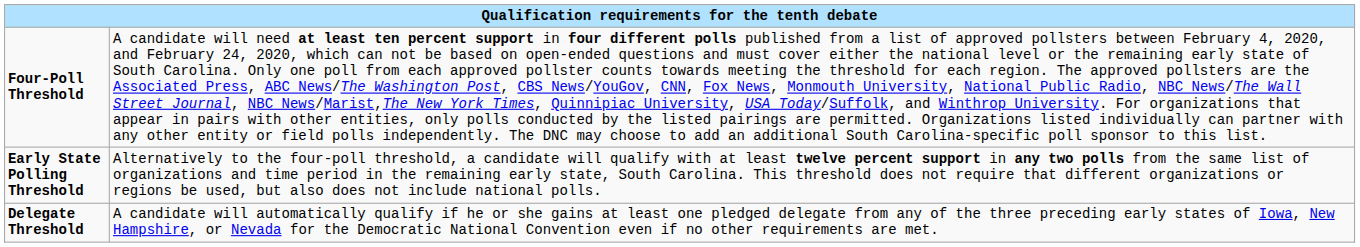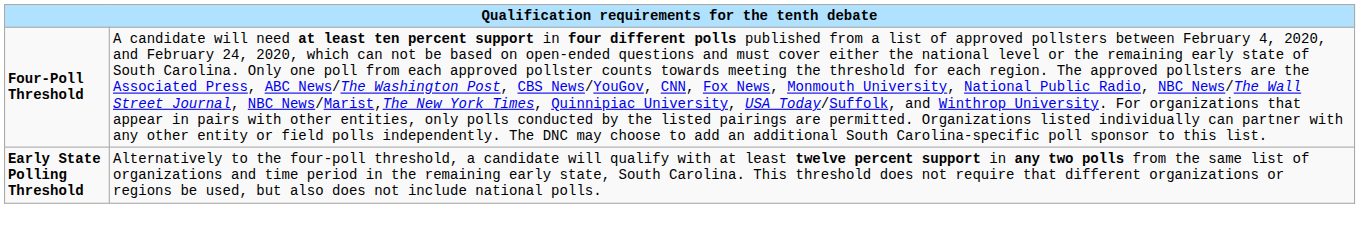- row: (46, 222)
